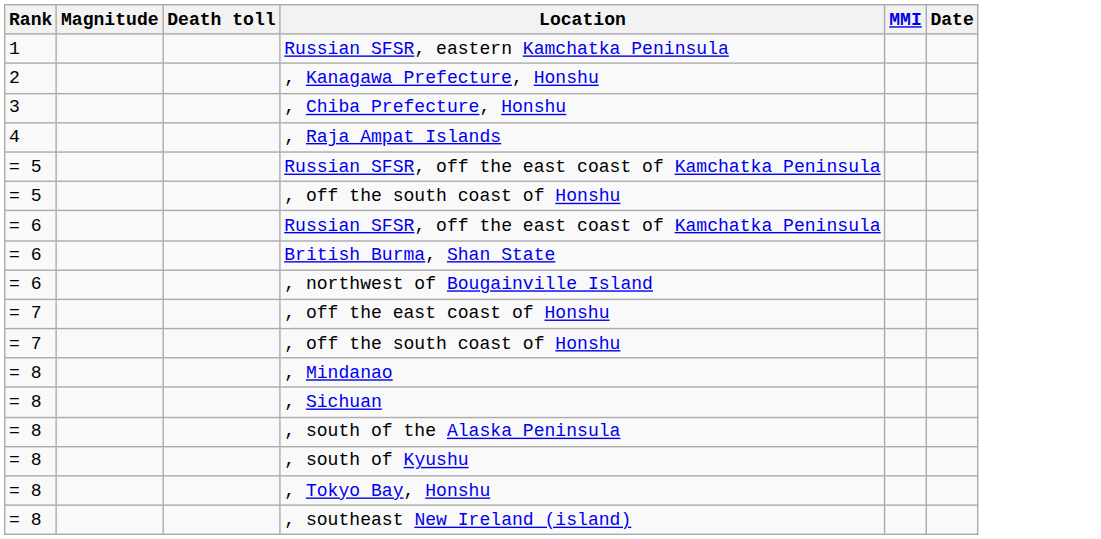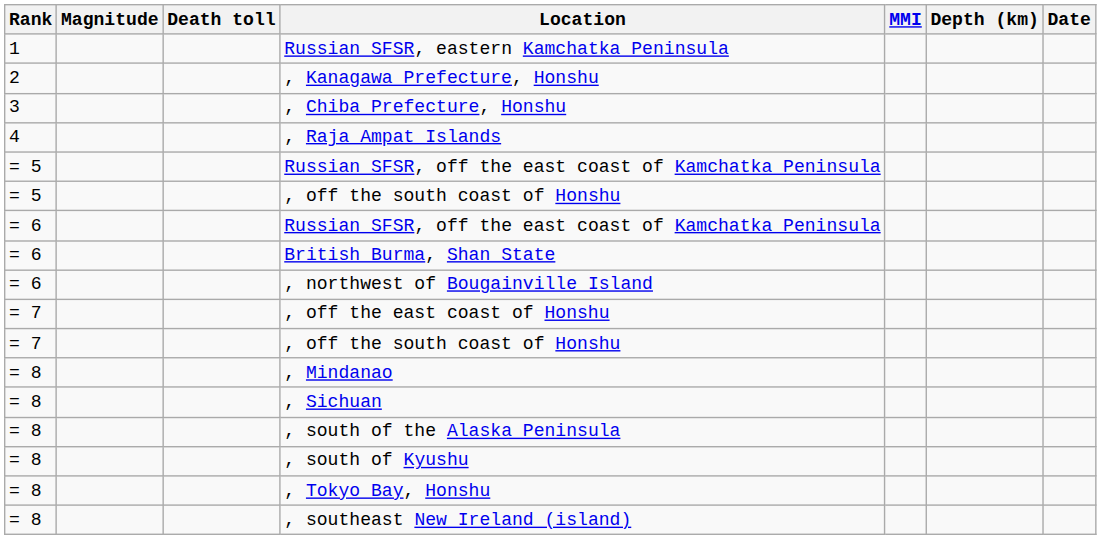+ column: (985, 19)
